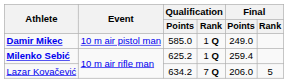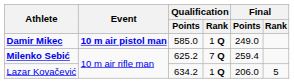(121, 41) normal -> (124, 41) bold
(211, 56) 1 Q -> (217, 56) 7 Q
(211, 71) 7 Q -> (217, 71) 1 Q
